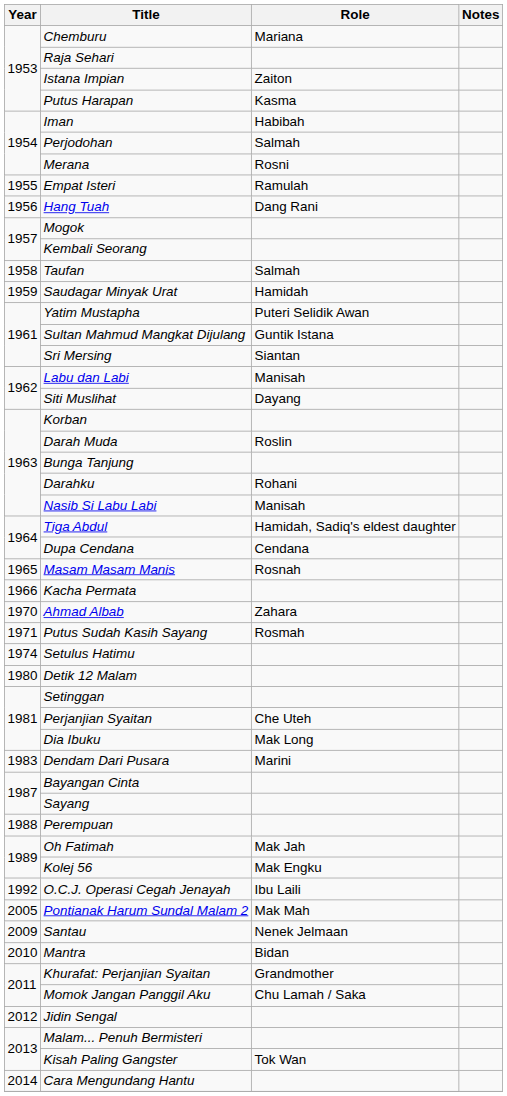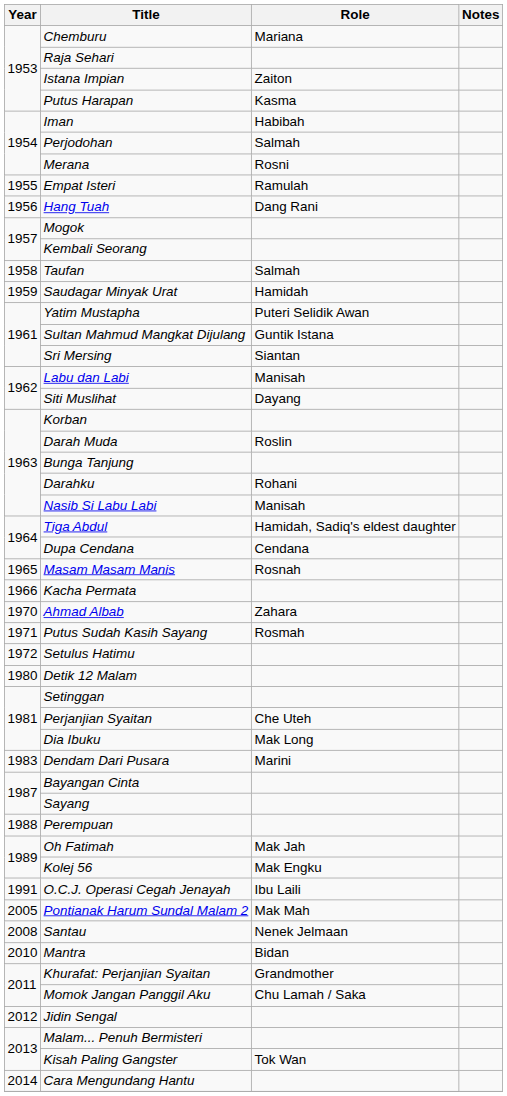(22, 654) 1974 -> (22, 654) 1972
(22, 889) 1992 -> (22, 889) 1991
(22, 931) 2009 -> (22, 931) 2008
